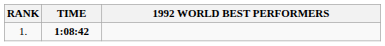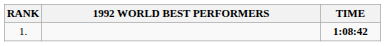columns swapped: (241, 13) <-> (72, 13)
